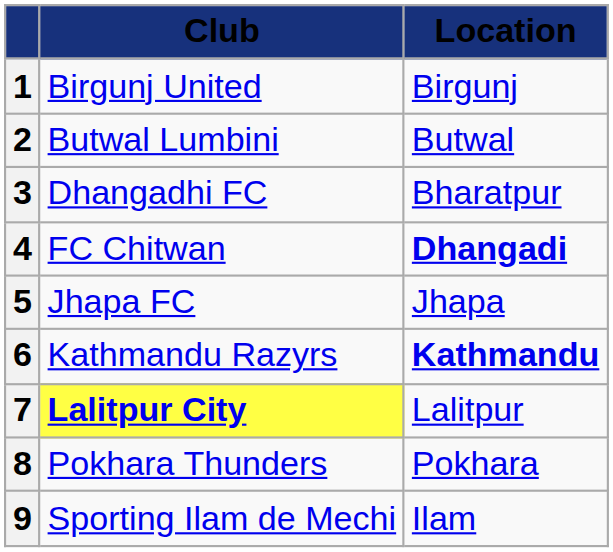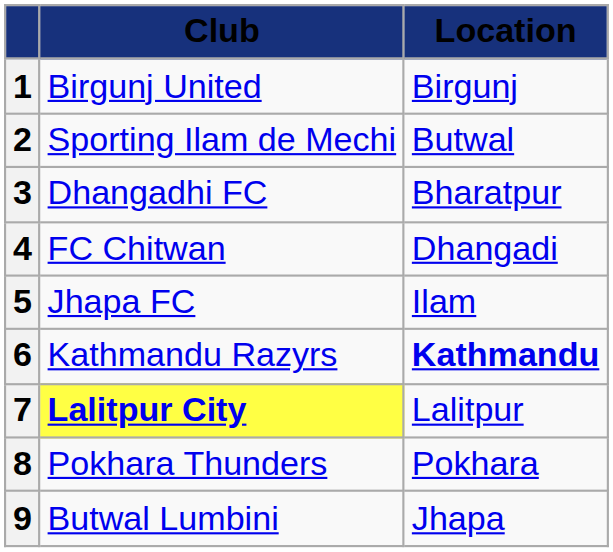(163, 139) Butwal Lumbini -> (222, 139) Sporting Ilam de Mechi
(489, 247) bold -> (485, 247) normal
(458, 301) Jhapa -> (444, 301) Ilam
(222, 517) Sporting Ilam de Mechi -> (163, 517) Butwal Lumbini
(444, 517) Ilam -> (458, 517) Jhapa
